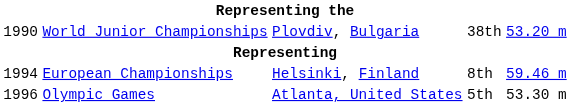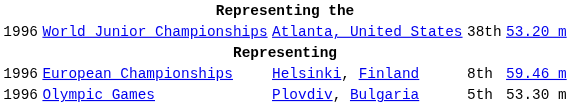(21, 32) 1990 -> (21, 32) 1996
(346, 32) Plovdiv, Bulgaria -> (367, 32) Atlanta, United States
(21, 74) 1994 -> (21, 74) 1996
(367, 95) Atlanta, United States -> (346, 95) Plovdiv, Bulgaria
